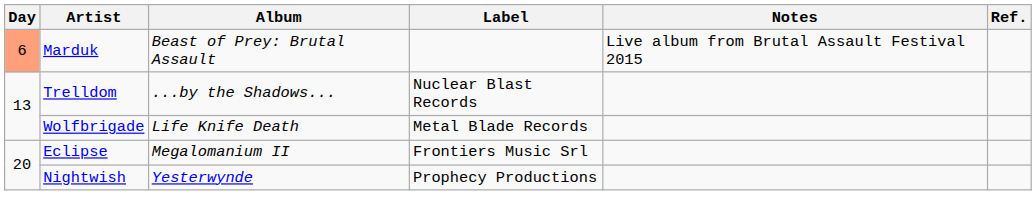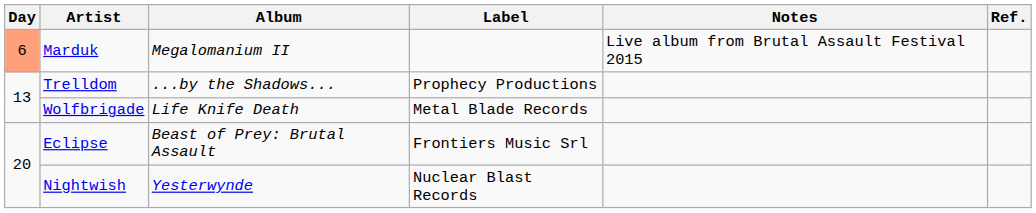(248, 51) Beast of Prey: Brutal Assault -> (221, 51) Megalomanium II
(473, 94) Nuclear Blast Records -> (505, 85) Prophecy Productions
(221, 152) Megalomanium II -> (248, 144) Beast of Prey: Brutal Assault
(505, 177) Prophecy Productions -> (473, 186) Nuclear Blast Records
